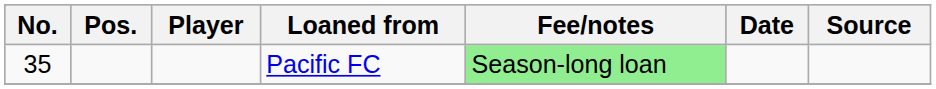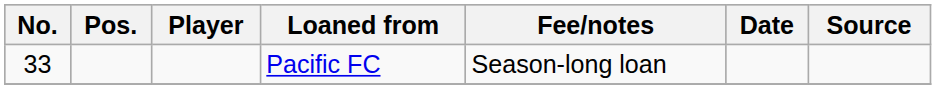(37, 65) 35 -> (37, 65) 33
(569, 65) lightgreen background -> (569, 65) no background
